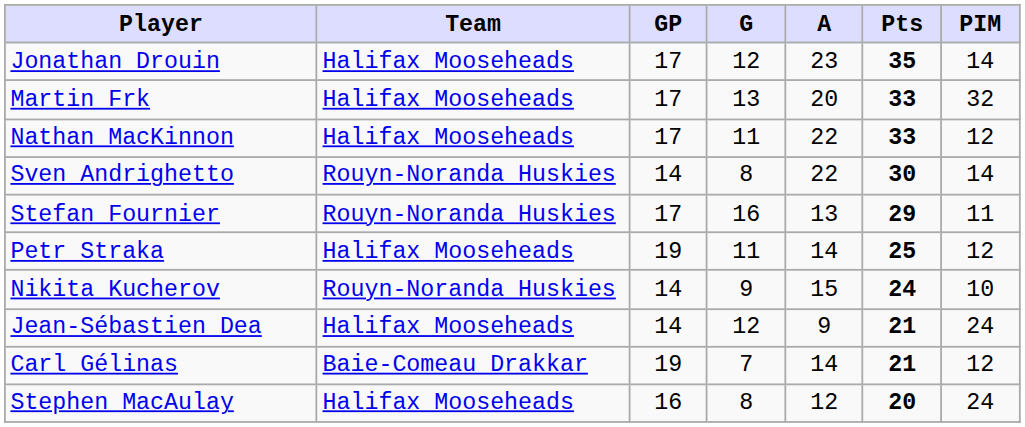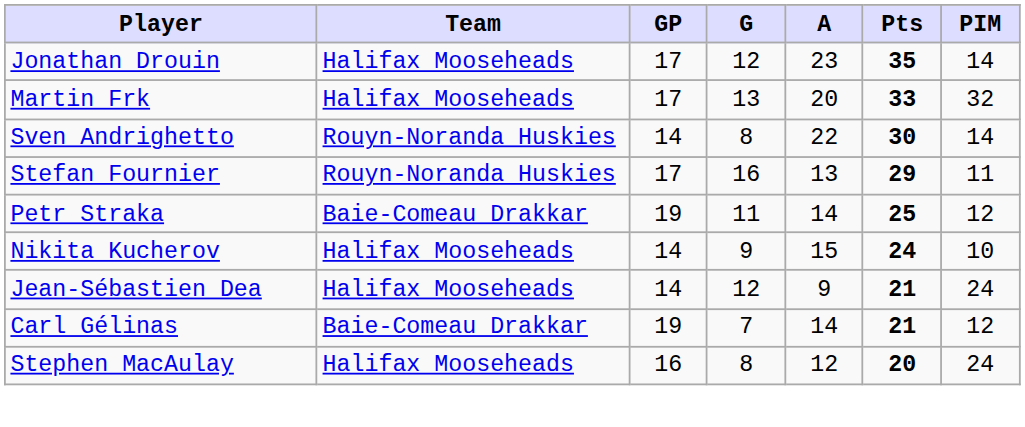- row: (122, 138)
(448, 251) Halifax Mooseheads -> (455, 213) Baie-Comeau Drakkar
(469, 289) Rouyn-Noranda Huskies -> (448, 251) Halifax Mooseheads
